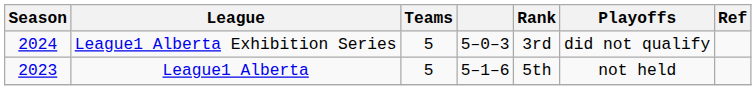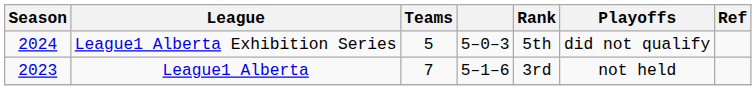(537, 44) 3rd -> (537, 44) 5th
(429, 71) 5 -> (429, 71) 7
(537, 71) 5th -> (537, 71) 3rd
